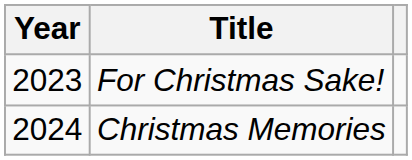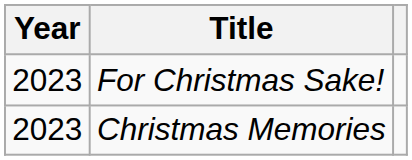(47, 129) 2024 -> (47, 129) 2023
